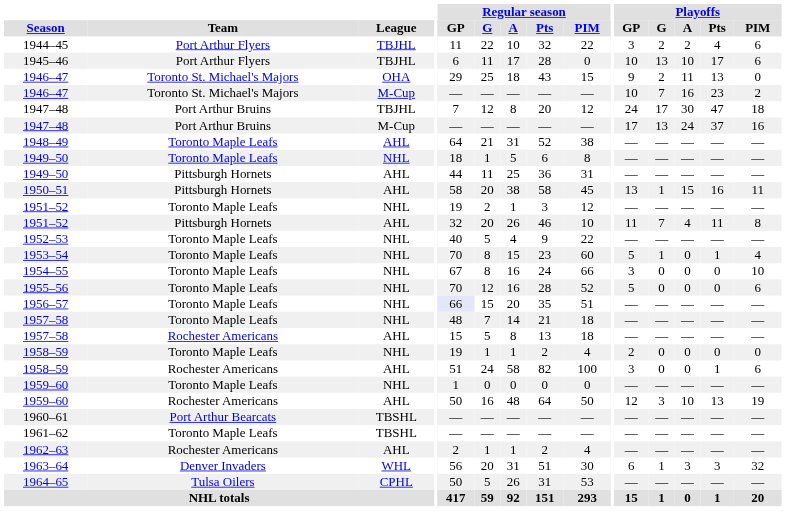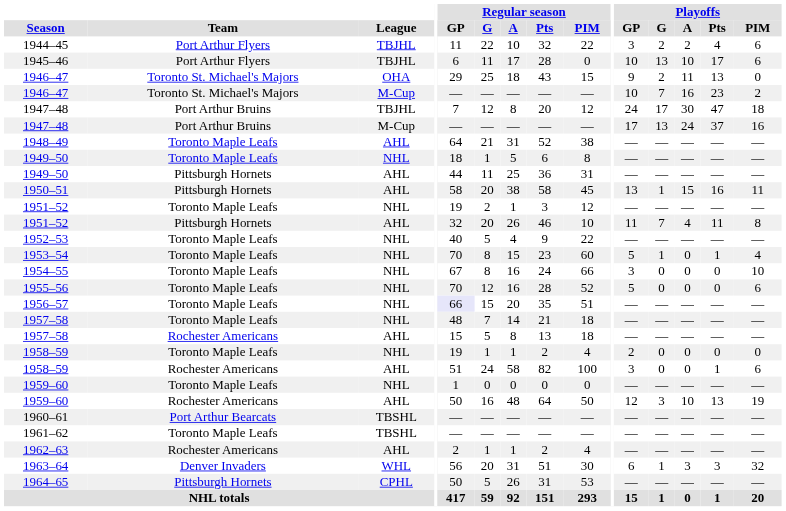(223, 481) Tulsa Oilers -> (223, 481) Pittsburgh Hornets
